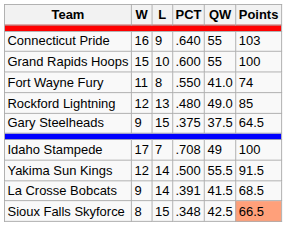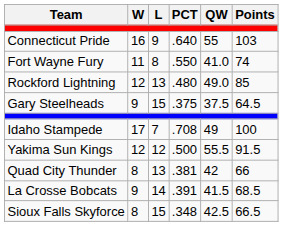- row: (68, 62)
(162, 171) 14 -> (159, 150) 12
+ row: (62, 171)
(251, 212) lightsalmon background -> (248, 212) no background
